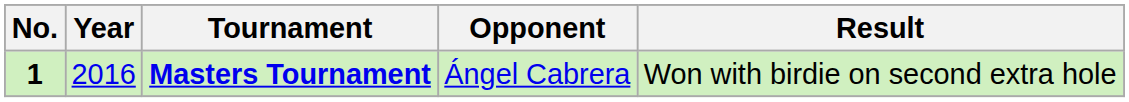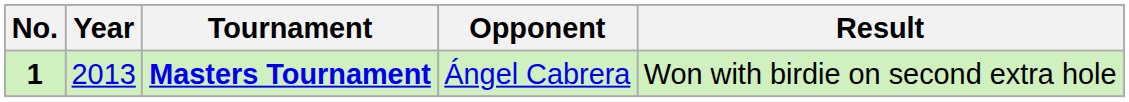(104, 74) 2016 -> (104, 74) 2013
